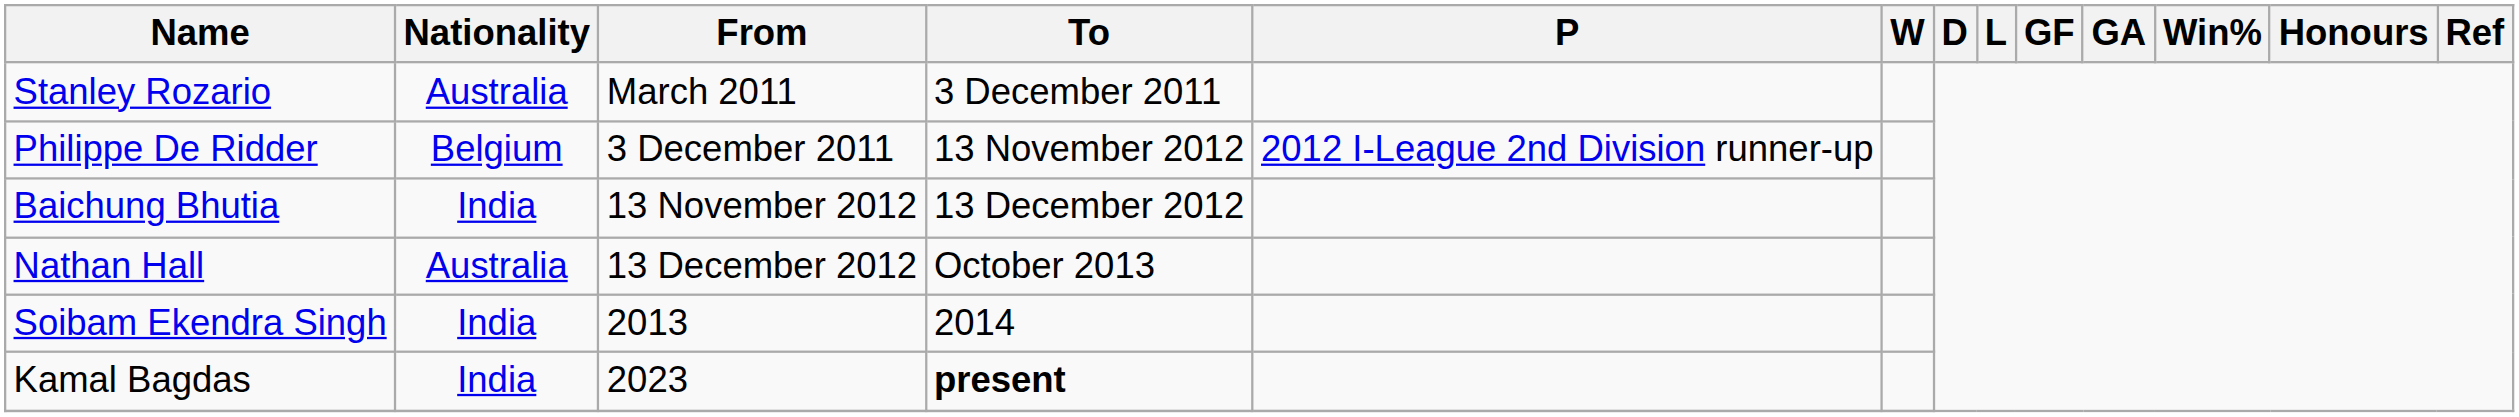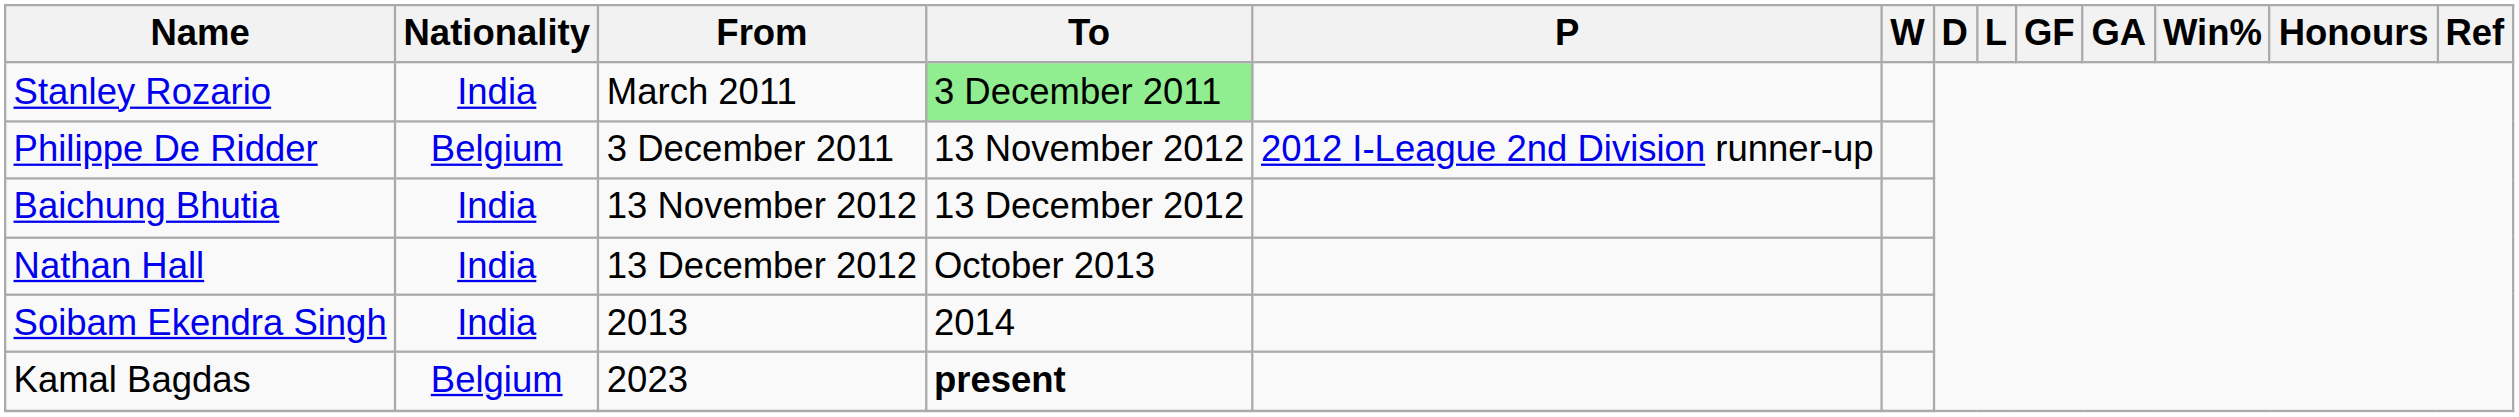(497, 91) Australia -> (497, 91) India
(1078, 91) no background -> (1078, 91) lightgreen background
(497, 264) Australia -> (497, 264) India
(497, 380) India -> (497, 380) Belgium
